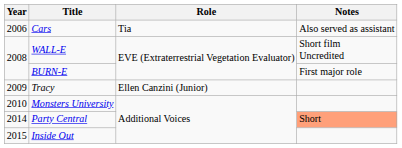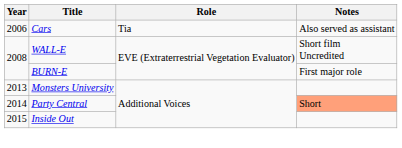- row: (43, 87)
(17, 103) 2010 -> (17, 87) 2013
